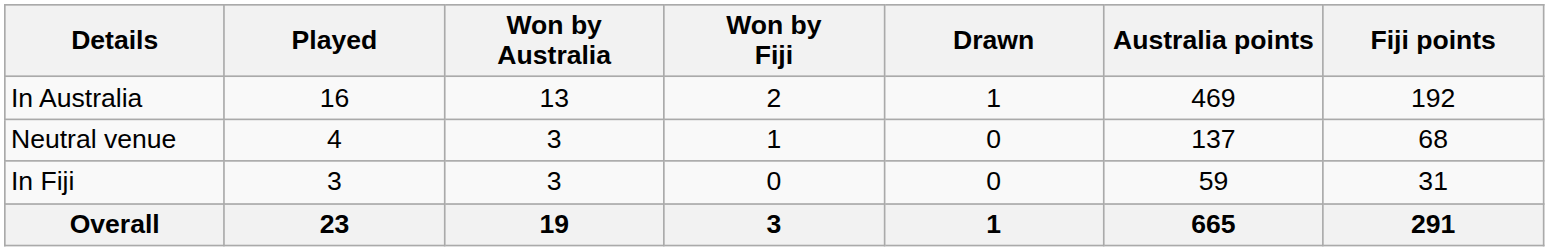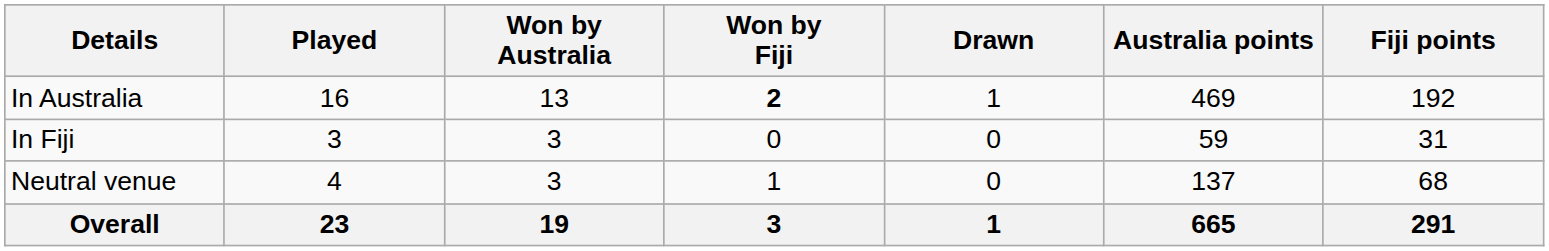(774, 97) normal -> (774, 97) bold
rows swapped: (43, 181) <-> (94, 139)
